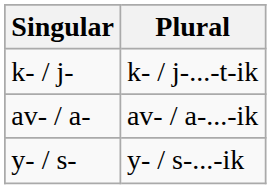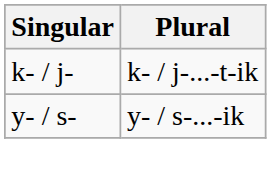- row: (51, 115)
